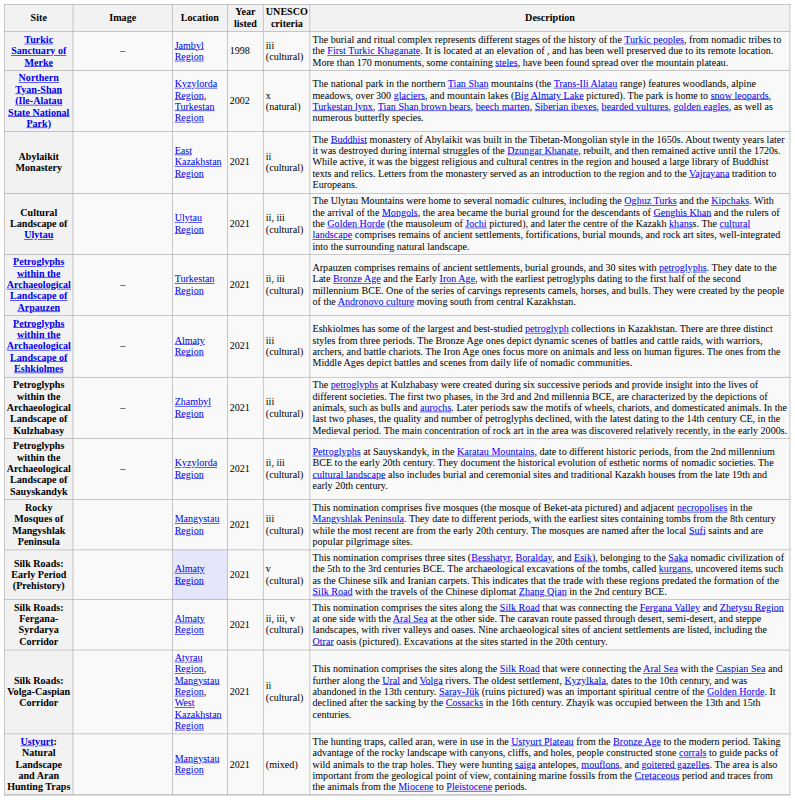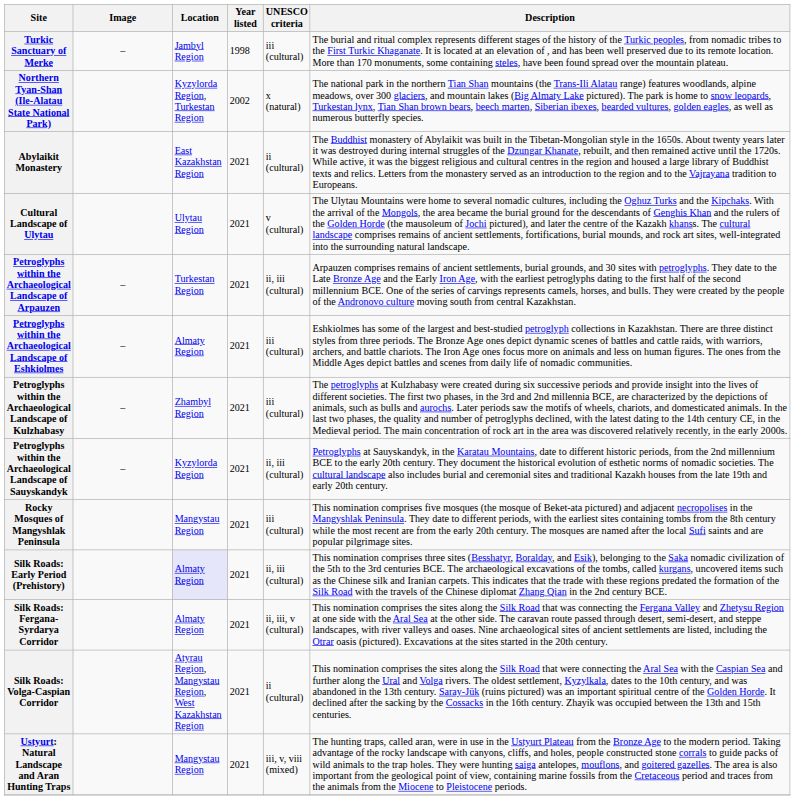(285, 223) ii, iii (cultural) -> (285, 223) v (cultural)
(285, 574) v (cultural) -> (285, 574) ii, iii (cultural)
(282, 764) (mixed) -> (284, 764) iii, v, viii (mixed)
